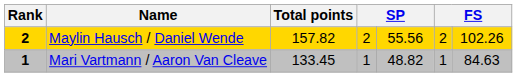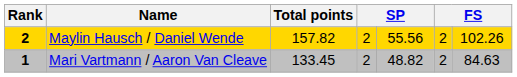(366, 60) 1 -> (366, 60) 2
(443, 60) 1 -> (443, 60) 2
